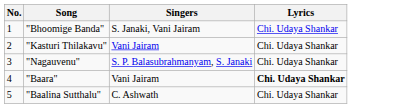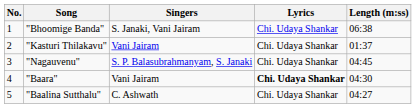+ column: (379, 12)
